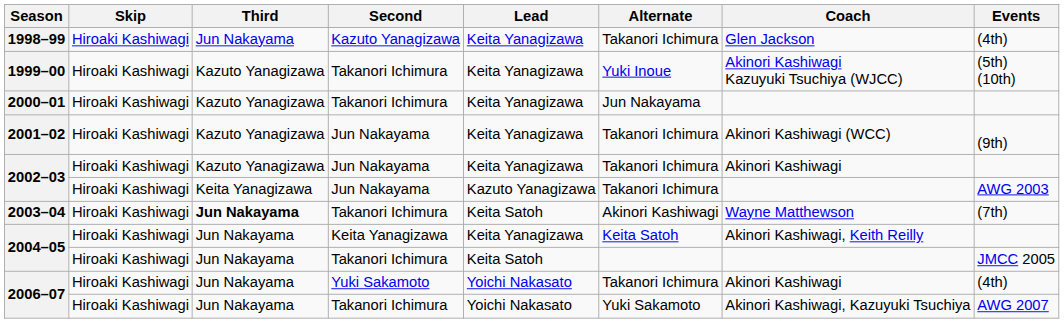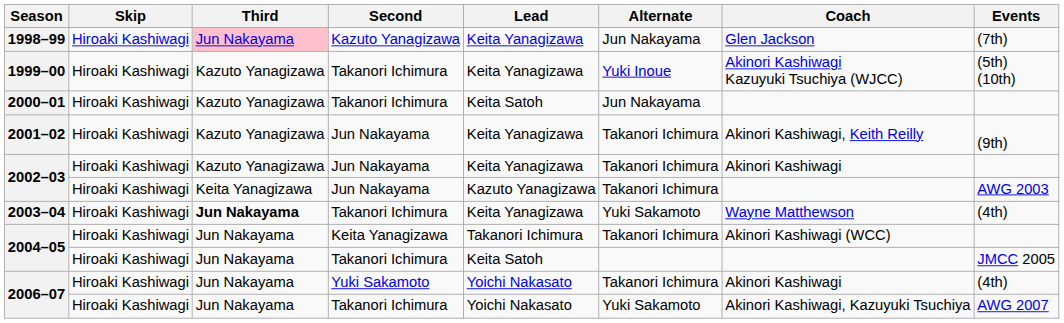(245, 39) no background -> (245, 39) pink background
(660, 39) Takanori Ichimura -> (651, 39) Jun Nakayama
(992, 39) (4th) -> (992, 39) (7th)
(525, 102) Keita Yanagizawa -> (505, 102) Keita Satoh
(808, 134) Akinori Kashiwagi (WCC) -> (824, 134) Akinori Kashiwagi, Keith Reilly
(505, 212) Keita Satoh -> (525, 212) Keita Yanagizawa
(660, 212) Akinori Kashiwagi -> (651, 212) Yuki Sakamoto
(992, 212) (7th) -> (992, 212) (4th)
(525, 236) Keita Yanagizawa -> (525, 236) Takanori Ichimura
(640, 236) Keita Satoh -> (660, 236) Takanori Ichimura
(824, 236) Akinori Kashiwagi, Keith Reilly -> (808, 236) Akinori Kashiwagi (WCC)
